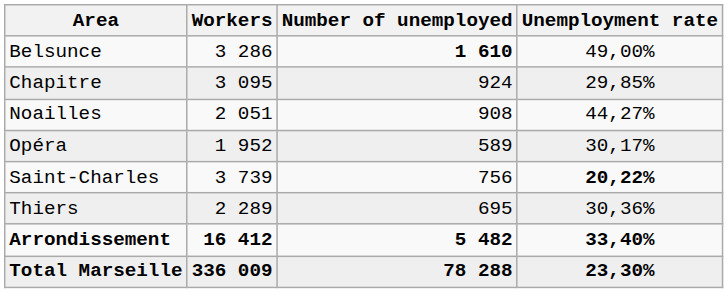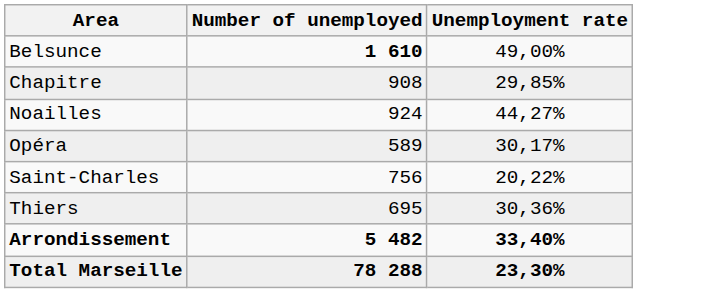- column: (232, 20)
(495, 83) 924 -> (405, 83) 908
(495, 114) 908 -> (405, 114) 924
(620, 177) bold -> (530, 177) normal
